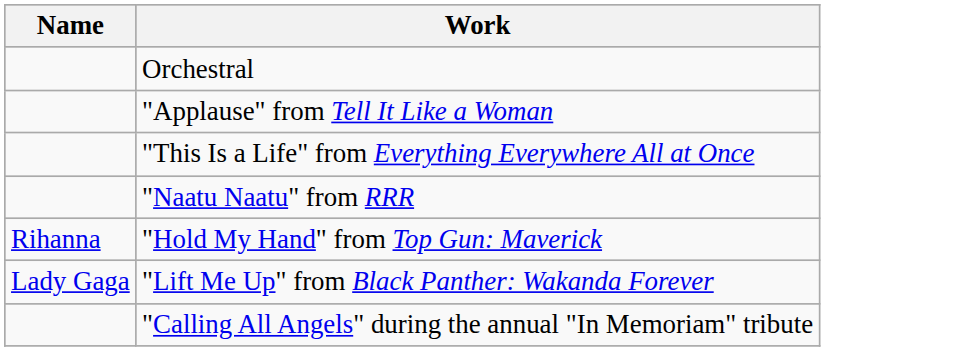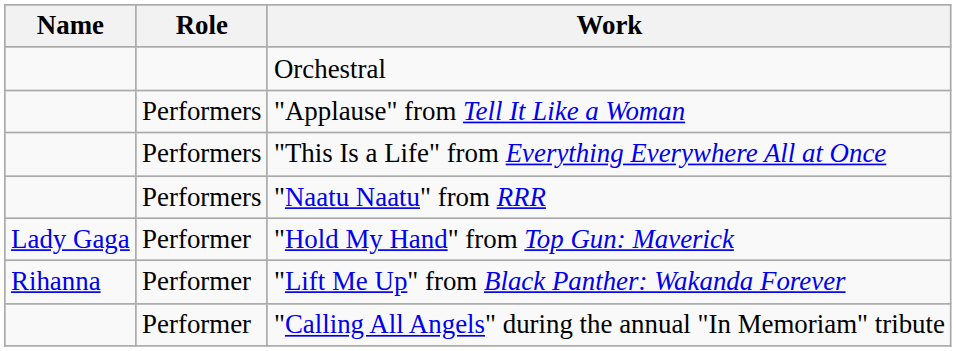+ column: (202, 25)
(56, 238) Rihanna -> (70, 238) Lady Gaga
(70, 281) Lady Gaga -> (56, 281) Rihanna
